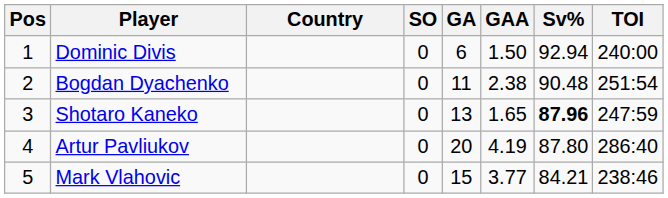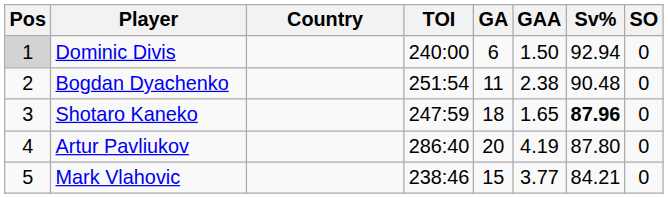columns swapped: (628, 20) <-> (423, 20)
(28, 51) no background -> (28, 51) lightgrey background
(461, 114) 13 -> (493, 114) 18
